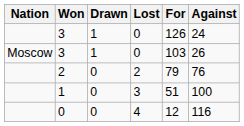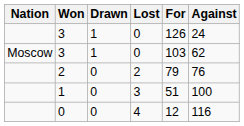(198, 53) 26 -> (198, 53) 62
